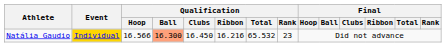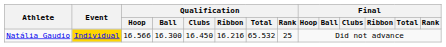(168, 35) lightsalmon background -> (168, 35) no background
(288, 35) 23 -> (288, 35) 25
